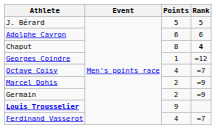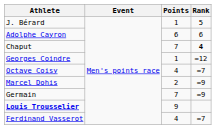(176, 22) 5 -> (176, 22) 1
(176, 46) 8 -> (176, 46) 7
(176, 94) 2 -> (176, 94) 7
